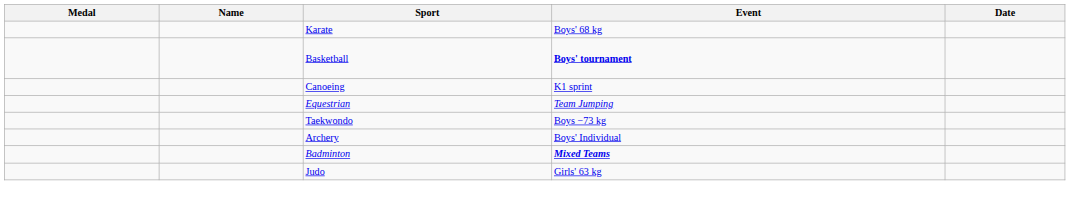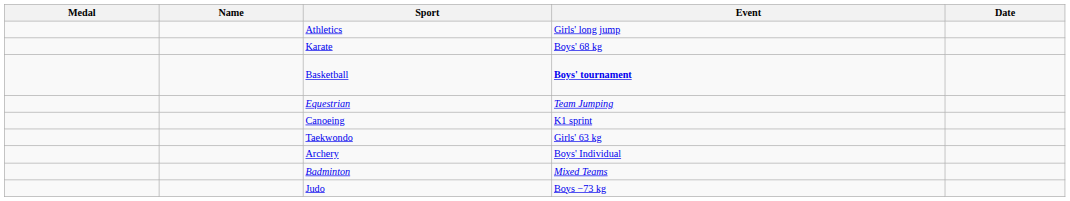+ row: (324, 29)
rows swapped: (325, 87) <-> (328, 104)
(580, 121) Boys −73 kg -> (578, 137) Girls' 63 kg
(582, 154) bold -> (581, 171) normal
(578, 171) Girls' 63 kg -> (580, 188) Boys −73 kg
